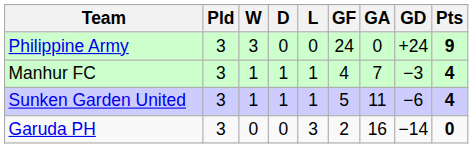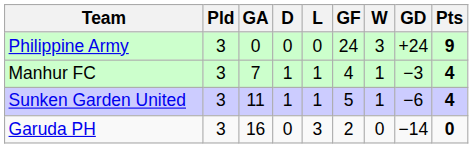columns swapped: (253, 18) <-> (377, 18)
